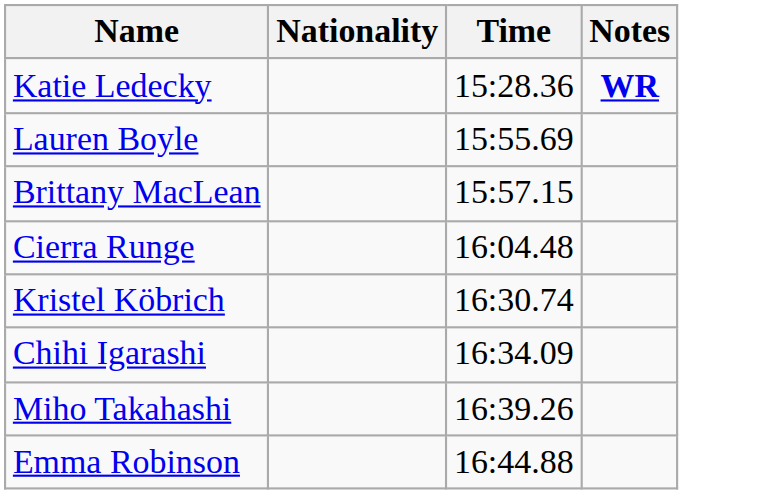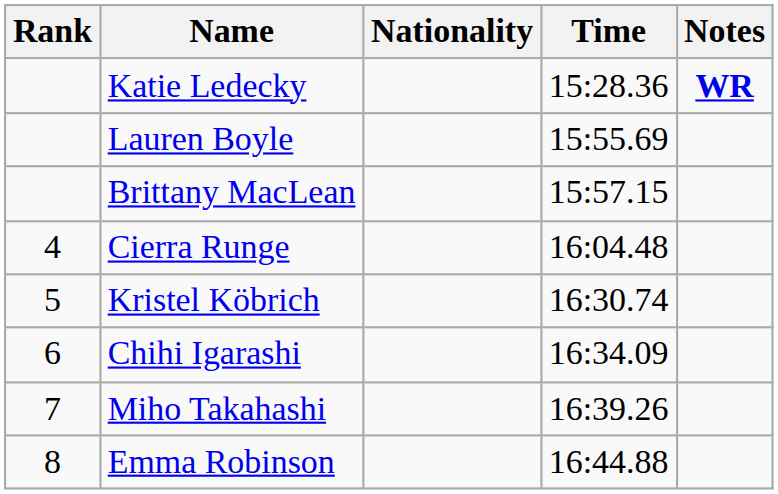+ column: (52, 31)
